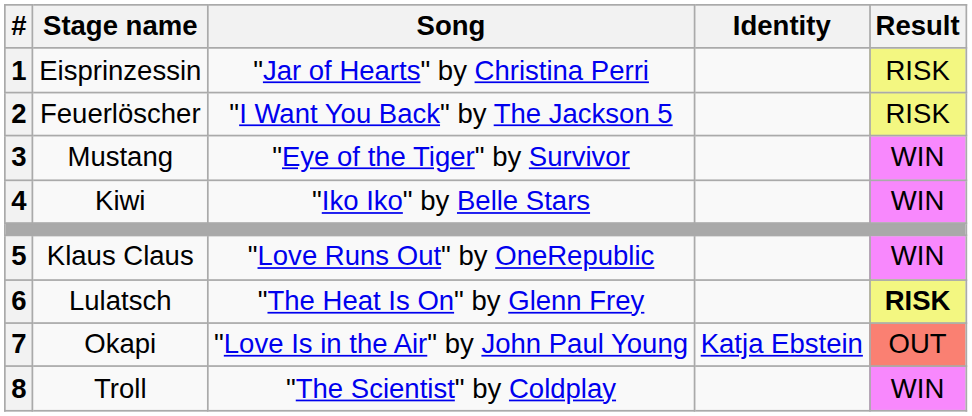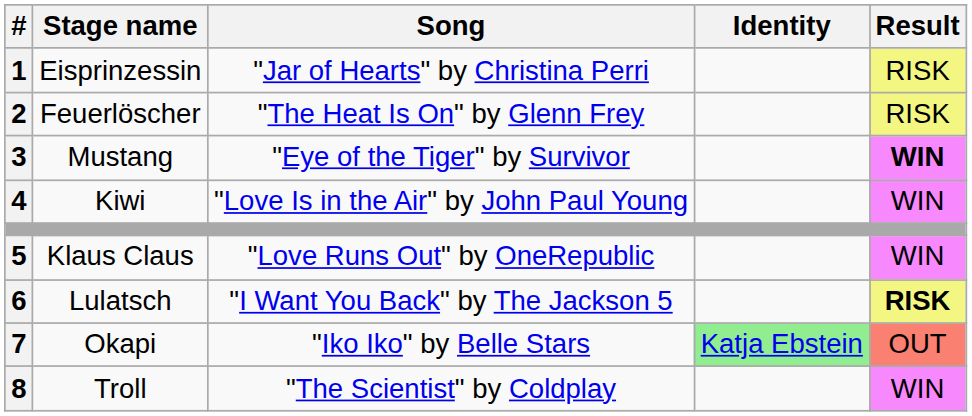(451, 113) "I Want You Back" by The Jackson 5 -> (451, 113) "The Heat Is On" by Glenn Frey
(918, 157) normal -> (918, 157) bold
(451, 200) "Iko Iko" by Belle Stars -> (451, 200) "Love Is in the Air" by John Paul Young
(451, 300) "The Heat Is On" by Glenn Frey -> (451, 300) "I Want You Back" by The Jackson 5
(451, 344) "Love Is in the Air" by John Paul Young -> (451, 344) "Iko Iko" by Belle Stars
(782, 344) no background -> (782, 344) lightgreen background
